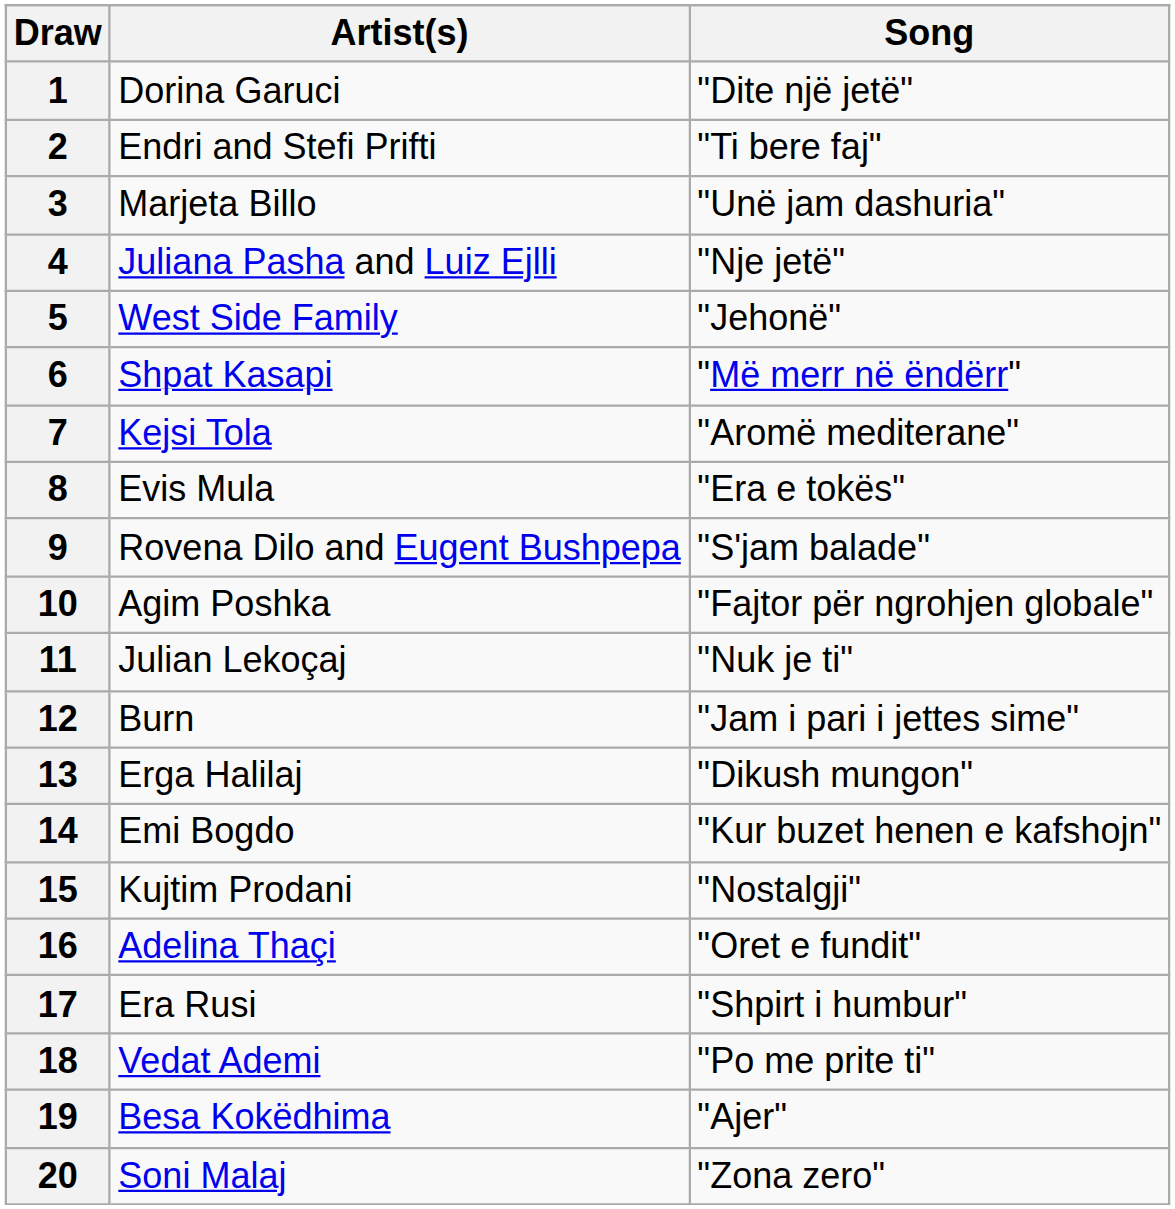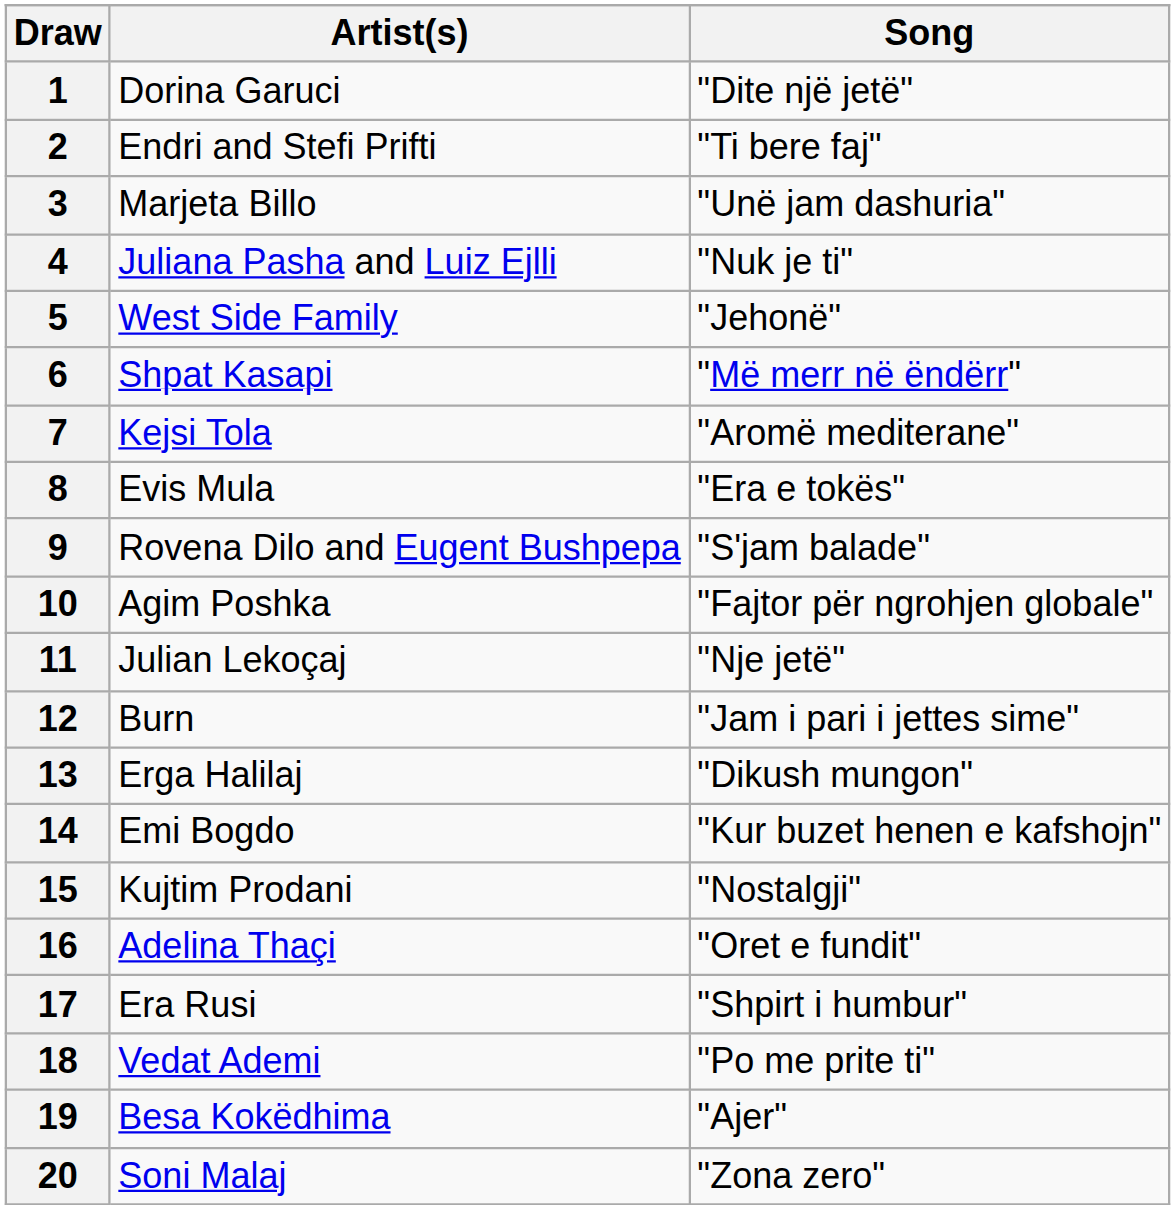(771, 261) "Nje jetë" -> (775, 261) "Nuk je ti"
(775, 661) "Nuk je ti" -> (771, 661) "Nje jetë"
